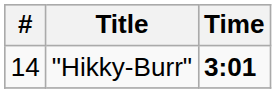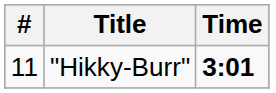(25, 66) 14 -> (24, 66) 11
